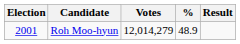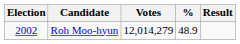(26, 30) 2001 -> (26, 30) 2002
